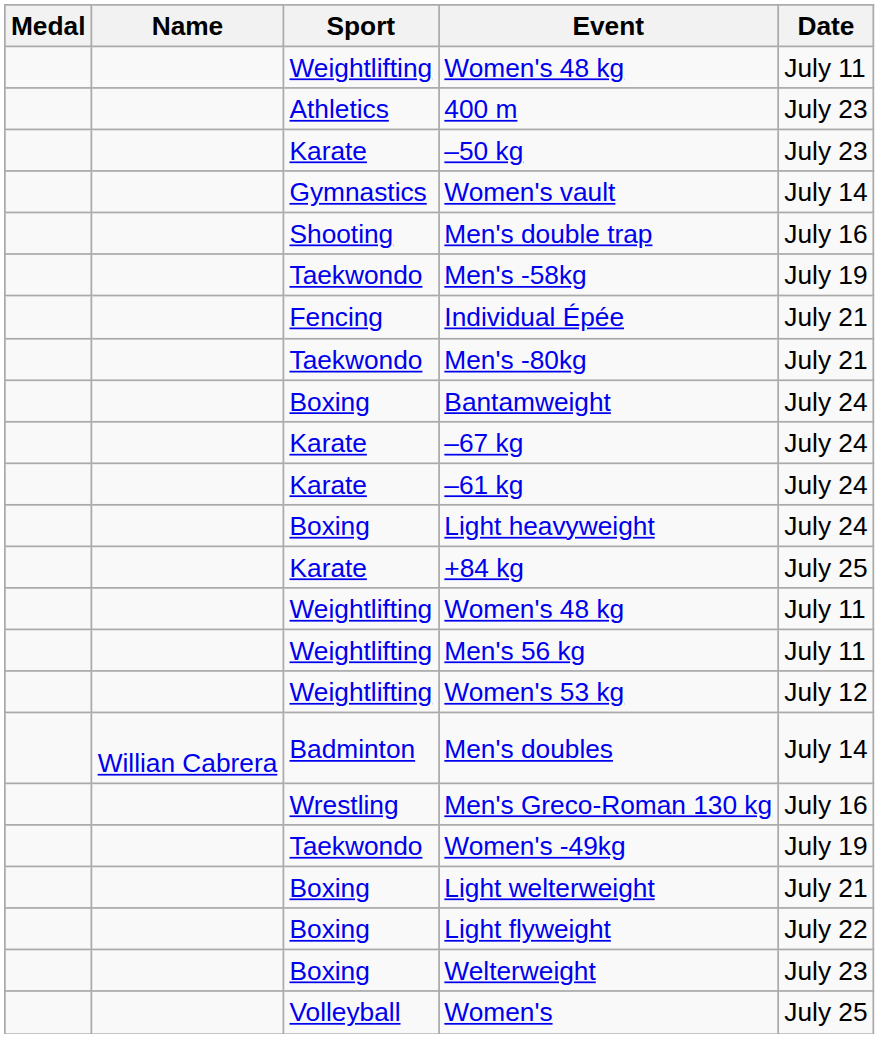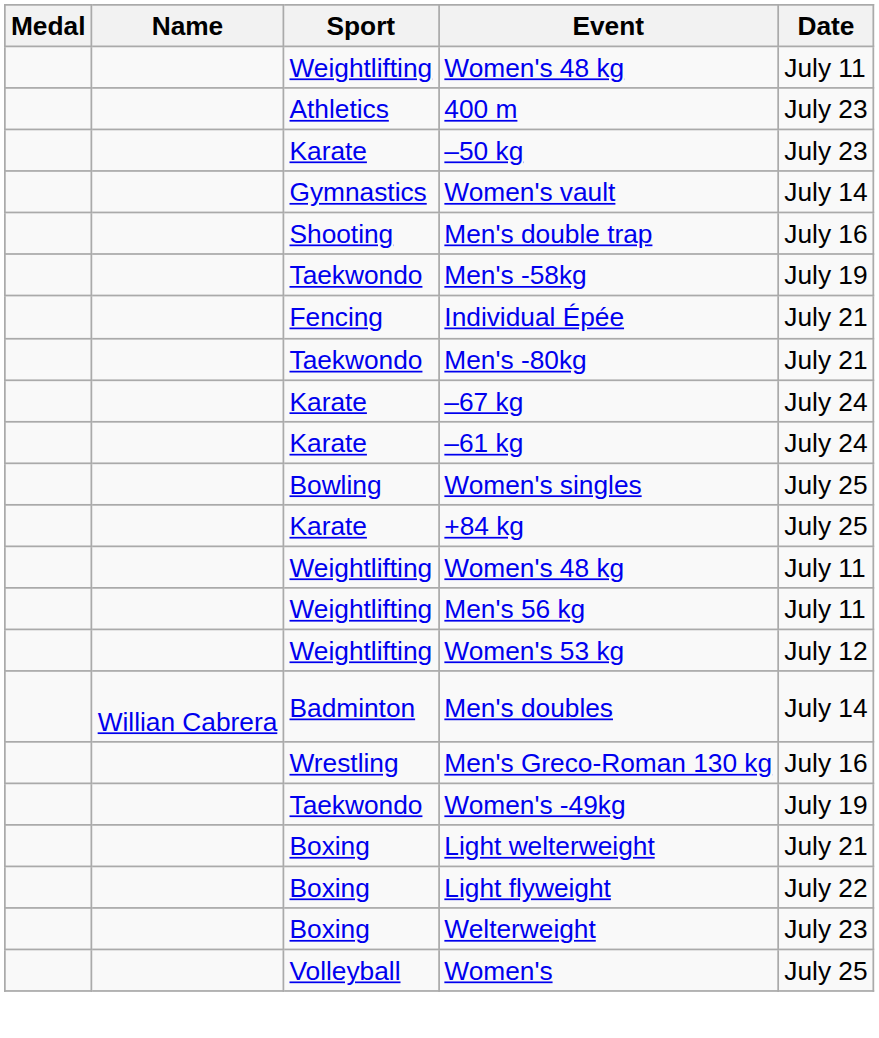- row: (330, 401)
- row: (330, 525)
+ row: (336, 484)
